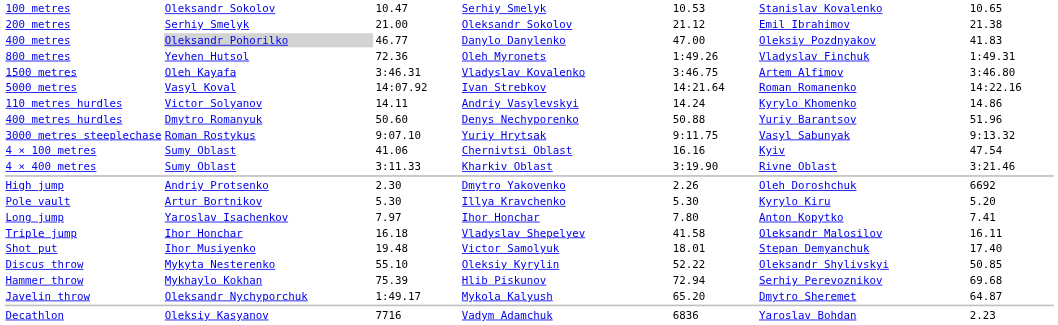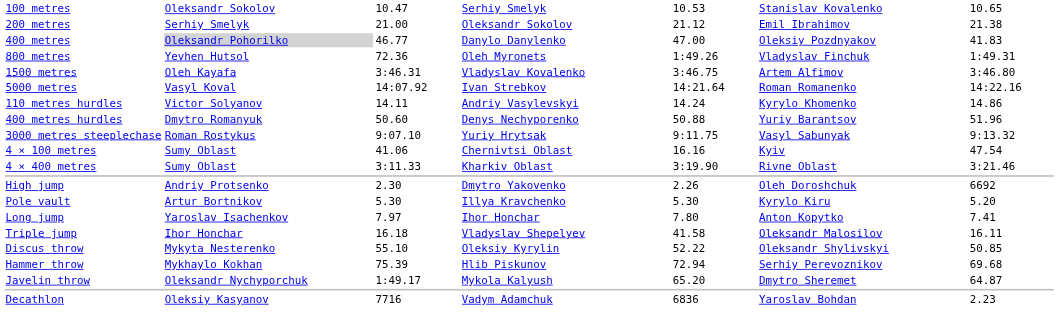- row: (31, 249)
